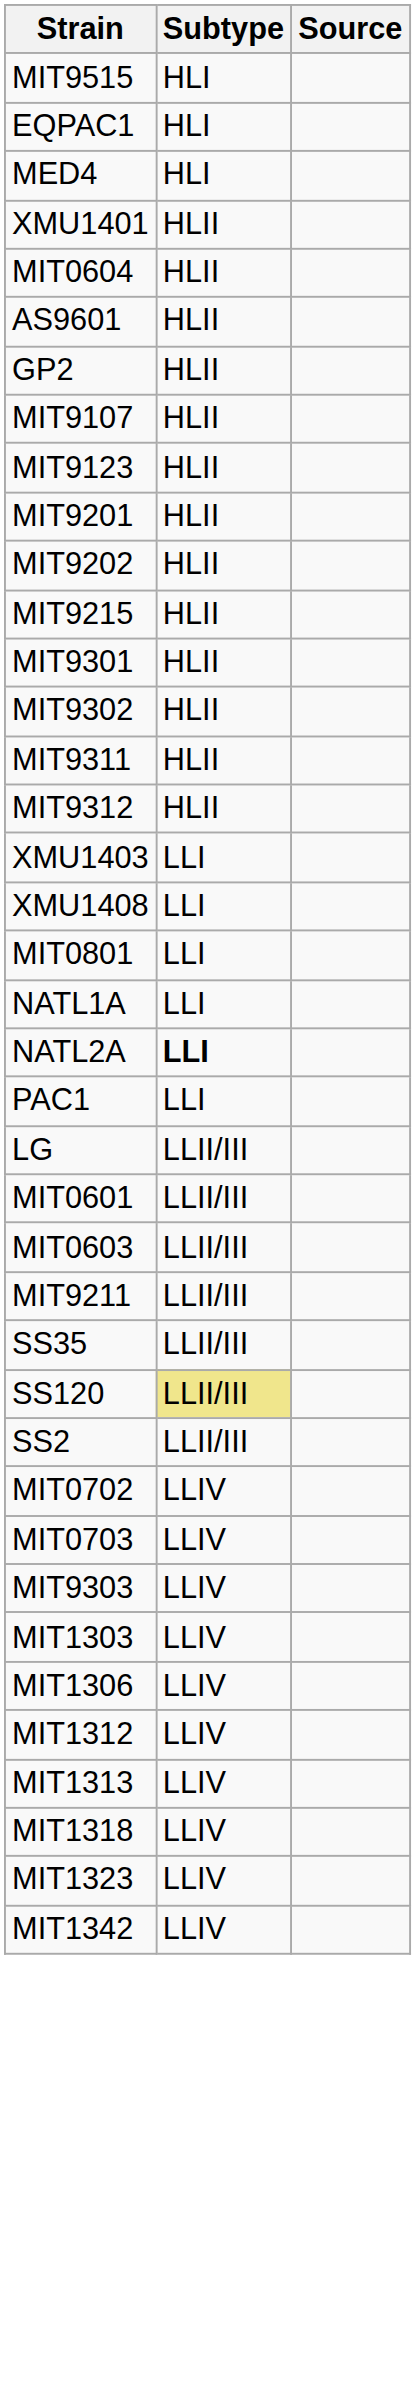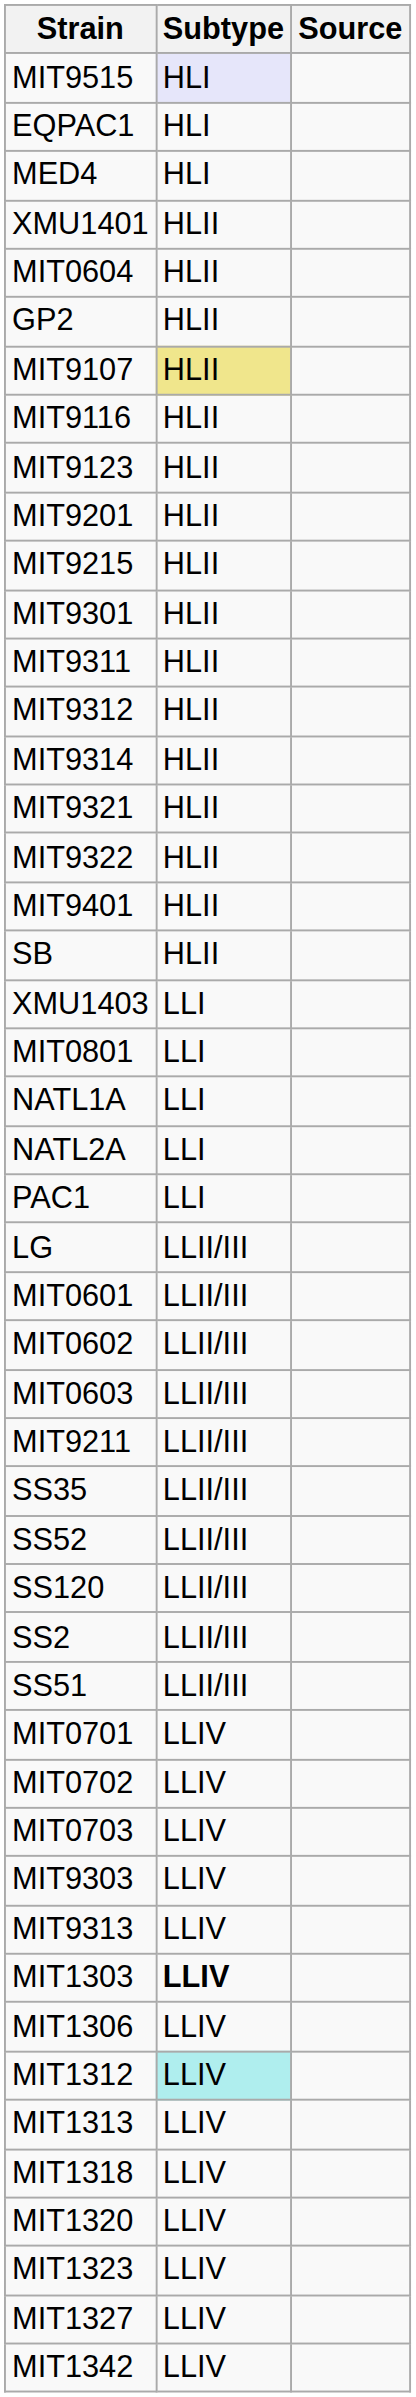(187, 77) no background -> (187, 77) lavender background
- row: (67, 321)
(191, 418) no background -> (191, 369) khaki background
+ row: (72, 418)
- row: (73, 564)
- row: (73, 710)
+ row: (73, 759)
+ row: (73, 808)
+ row: (73, 857)
+ row: (73, 905)
+ row: (33, 954)
- row: (80, 905)
(186, 1051) bold -> (184, 1149) normal
+ row: (73, 1344)
+ row: (50, 1539)
(206, 1393) khaki background -> (206, 1587) no background
+ row: (50, 1685)
+ row: (73, 1734)
+ row: (73, 1928)
(194, 1636) normal -> (196, 1977) bold
(194, 1734) no background -> (194, 2075) paleturquoise background
+ row: (73, 2221)
+ row: (73, 2318)
